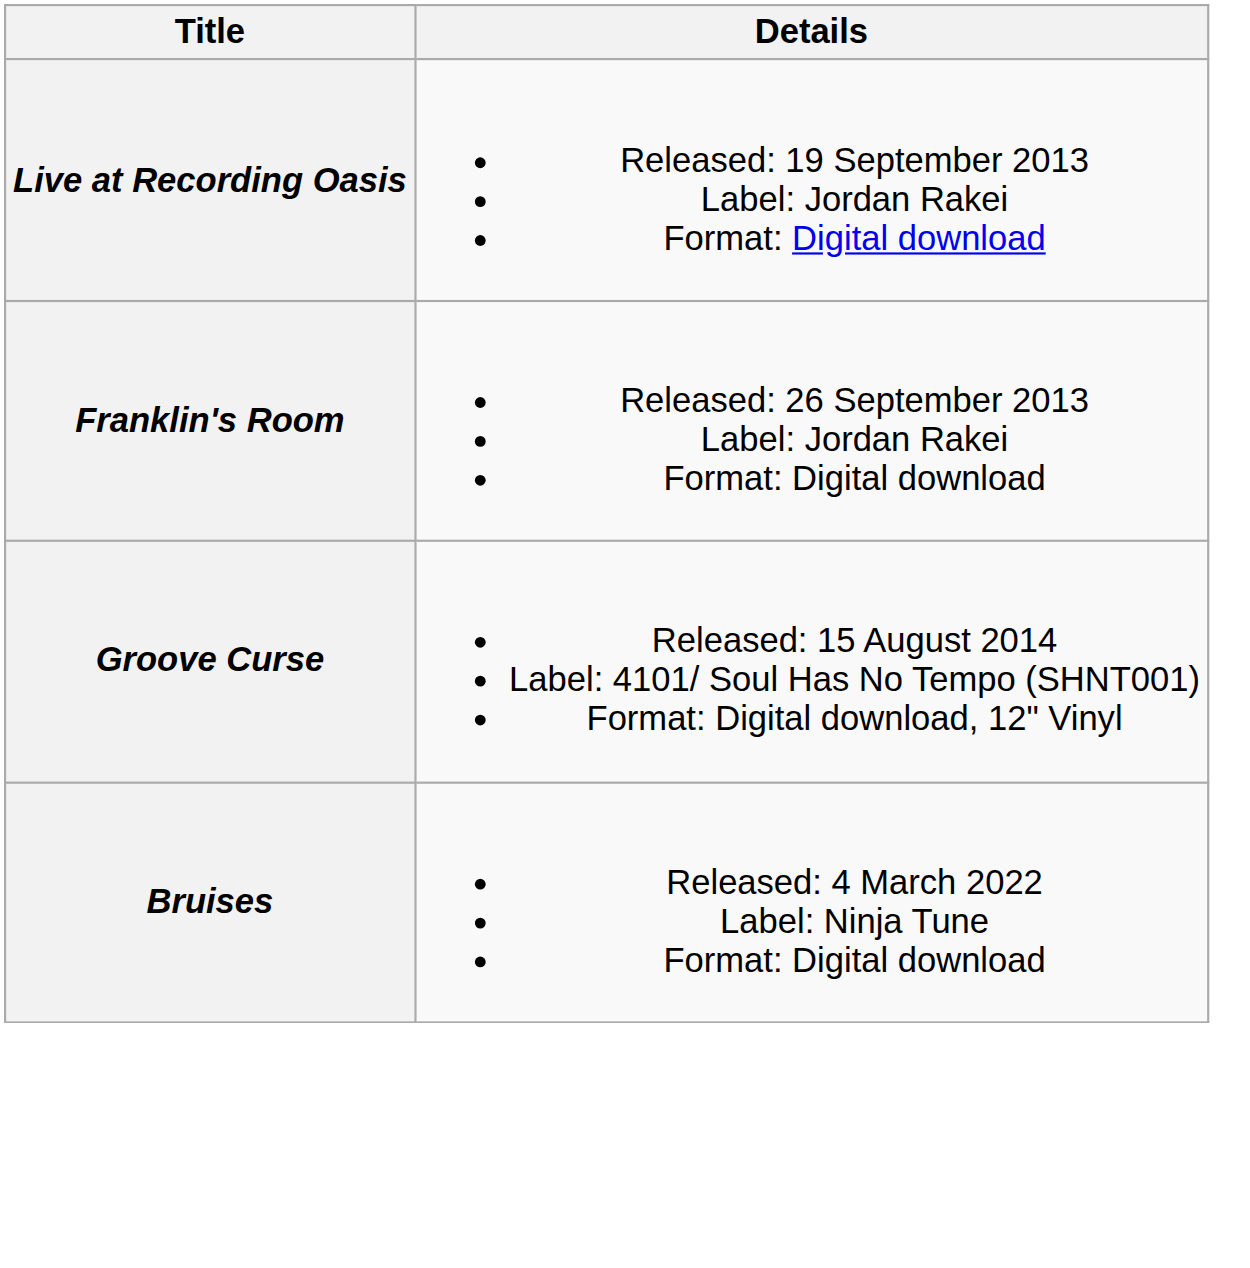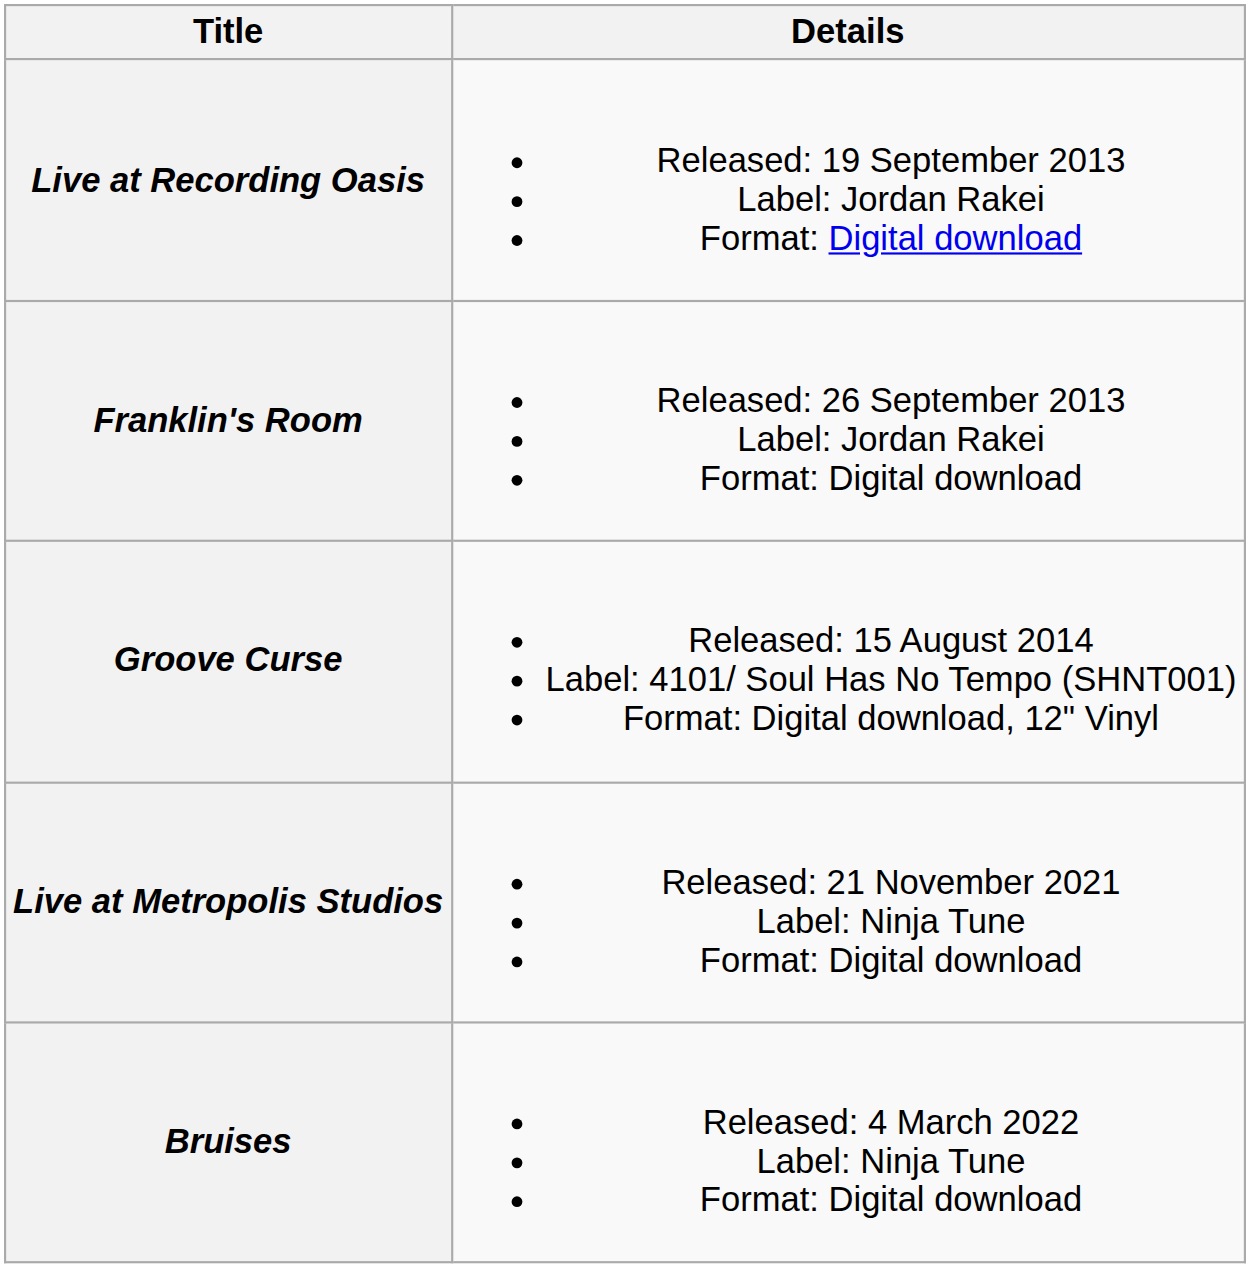+ row: (228, 901)
